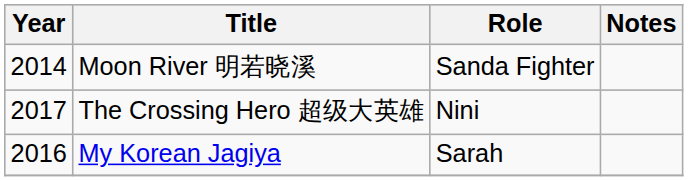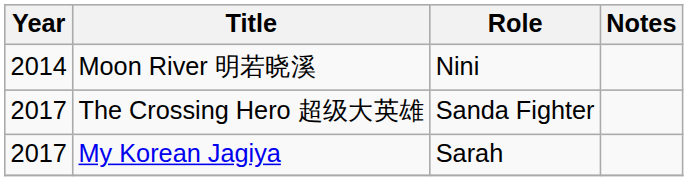(515, 67) Sanda Fighter -> (458, 67) Nini
(458, 111) Nini -> (515, 111) Sanda Fighter
(39, 154) 2016 -> (39, 154) 2017
